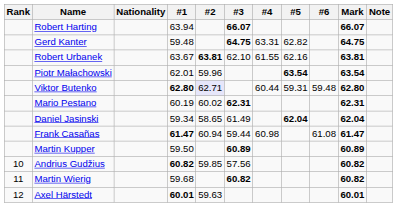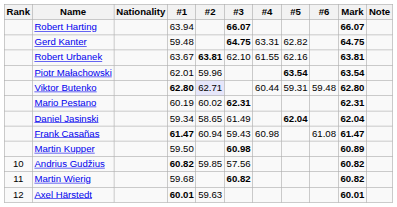(239, 133) 59.44 -> (239, 133) 59.43
(239, 149) 60.89 -> (239, 149) 60.98
